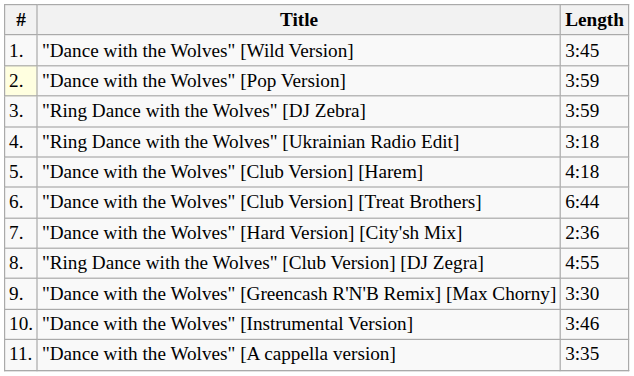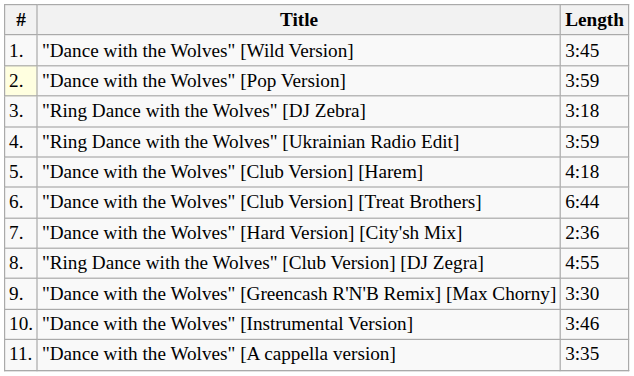(582, 111) 3:59 -> (582, 111) 3:18
(582, 141) 3:18 -> (582, 141) 3:59
